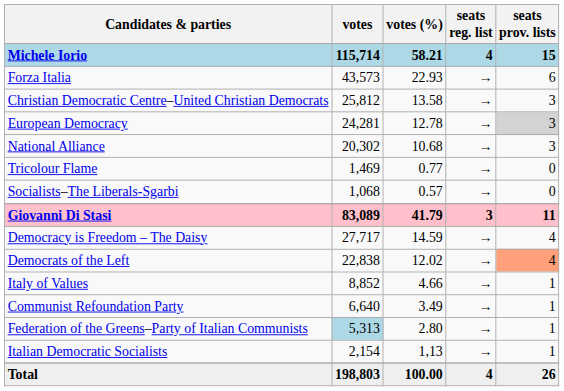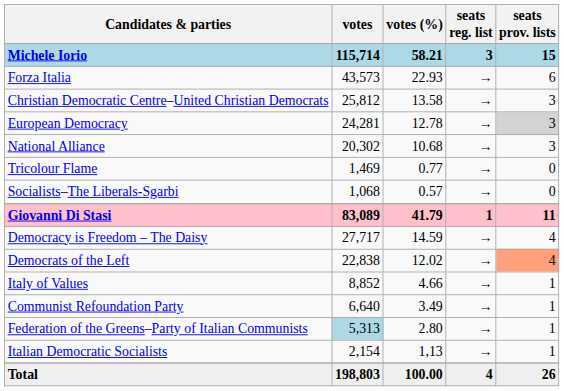(489, 55) 4 -> (489, 55) 3
(489, 214) 3 -> (489, 214) 1
